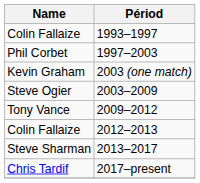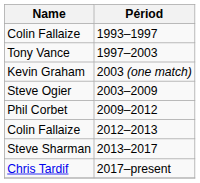(37, 53) Phil Corbet -> (39, 53) Tony Vance
(39, 110) Tony Vance -> (37, 110) Phil Corbet
